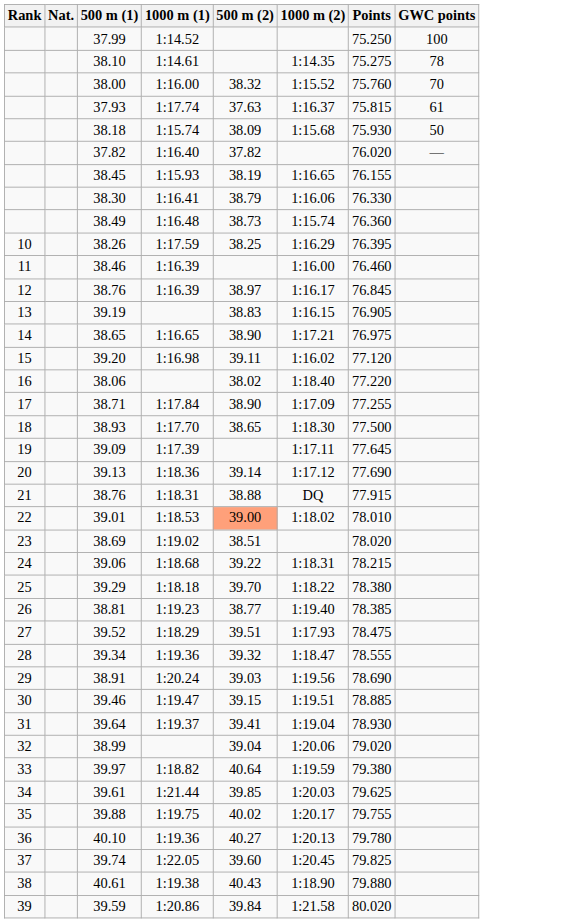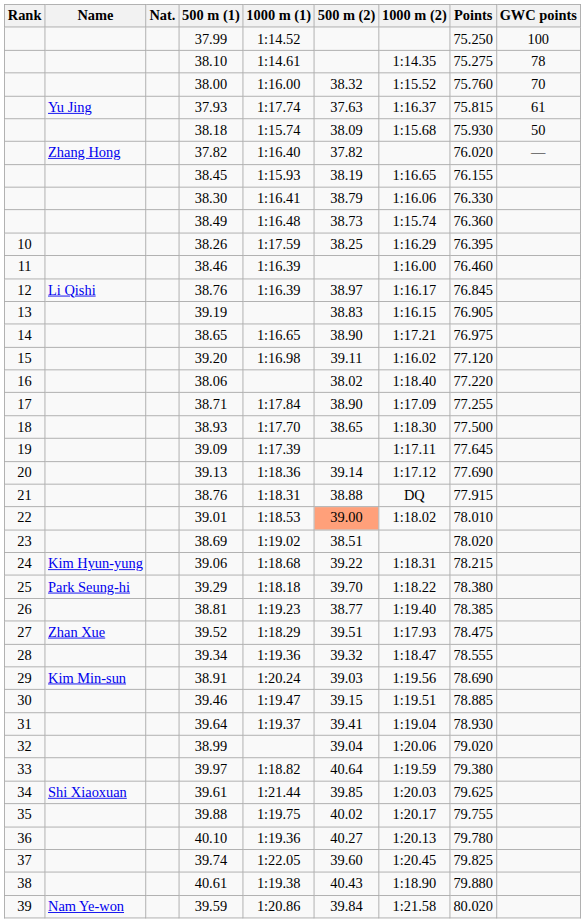+ column: (95, 15)
